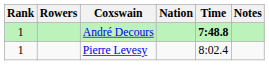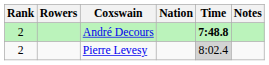(21, 32) 1 -> (21, 32) 2
(21, 50) 1 -> (21, 50) 2
(213, 50) no background -> (213, 50) lightgrey background
